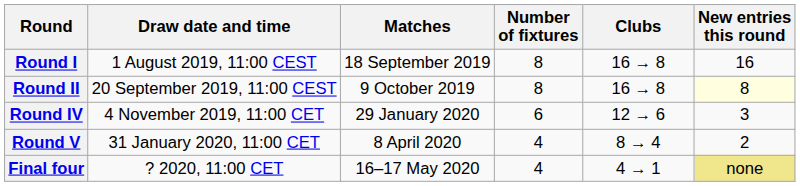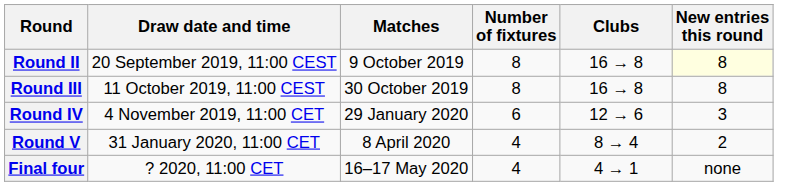- row: (46, 62)
+ row: (46, 89)
(745, 168) khaki background -> (722, 168) no background
